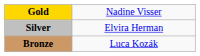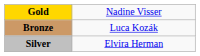rows swapped: (38, 28) <-> (38, 43)
